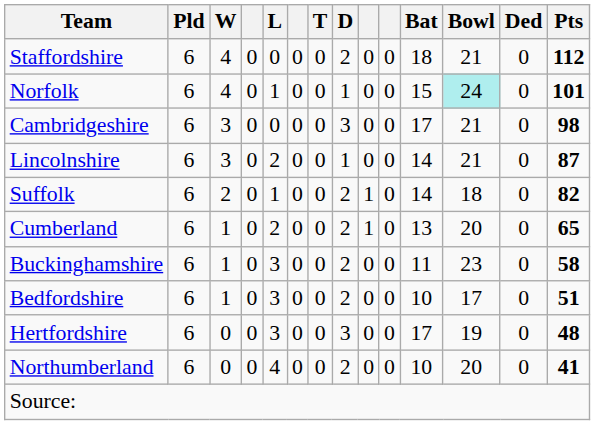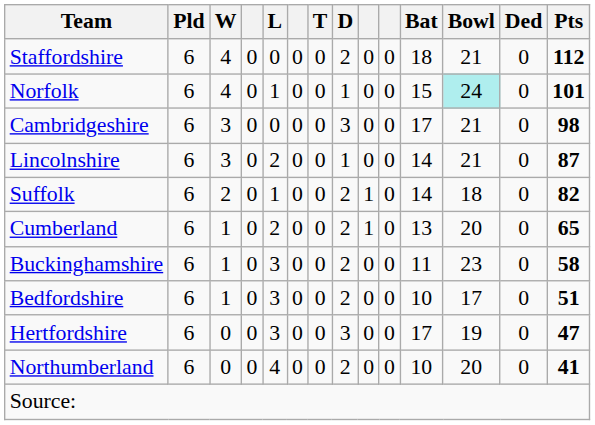(569, 332) 48 -> (569, 332) 47
